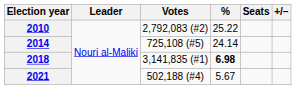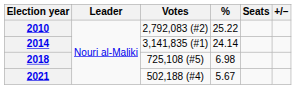(175, 44) 725,108 (#5) -> (175, 44) 3,141,835 (#1)
(175, 60) 3,141,835 (#1) -> (175, 60) 725,108 (#5)
(225, 60) bold -> (225, 60) normal
